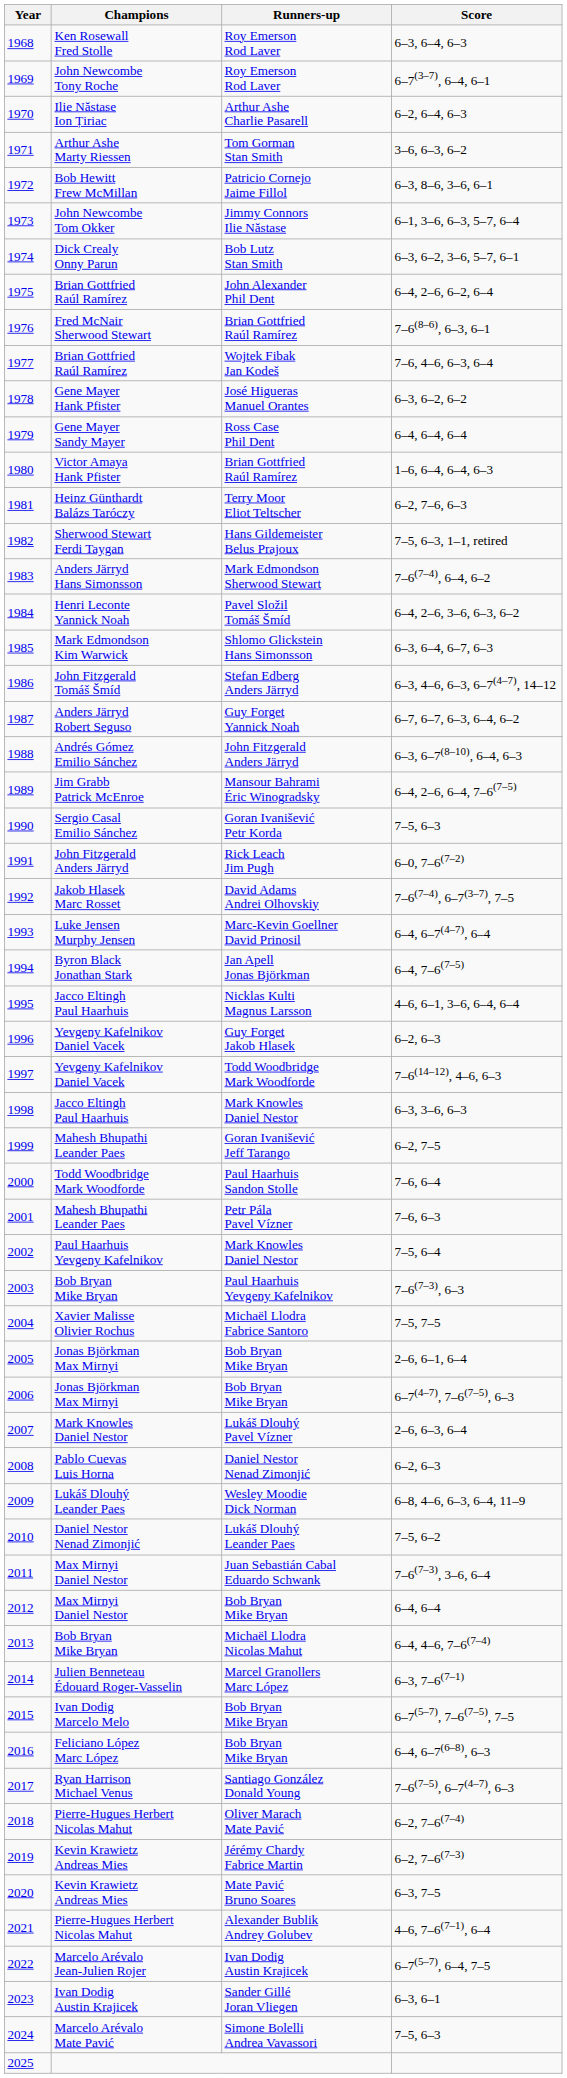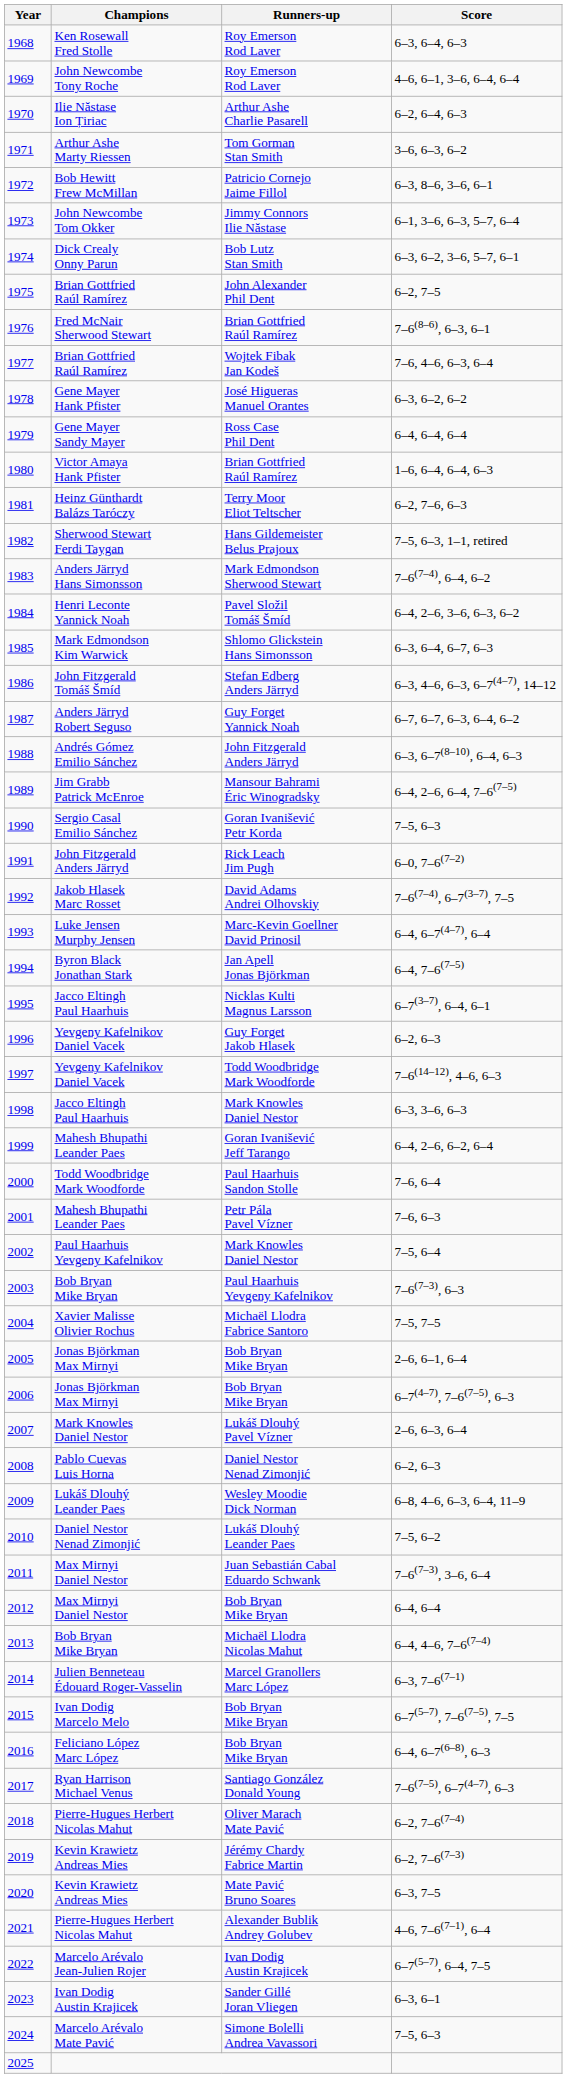(442, 78) 6–7(3–7), 6–4, 6–1 -> (457, 78) 4–6, 6–1, 3–6, 6–4, 6–4
(444, 292) 6–4, 2–6, 6–2, 6–4 -> (418, 292) 6–2, 7–5
(457, 1003) 4–6, 6–1, 3–6, 6–4, 6–4 -> (442, 1003) 6–7(3–7), 6–4, 6–1
(418, 1145) 6–2, 7–5 -> (444, 1145) 6–4, 2–6, 6–2, 6–4
